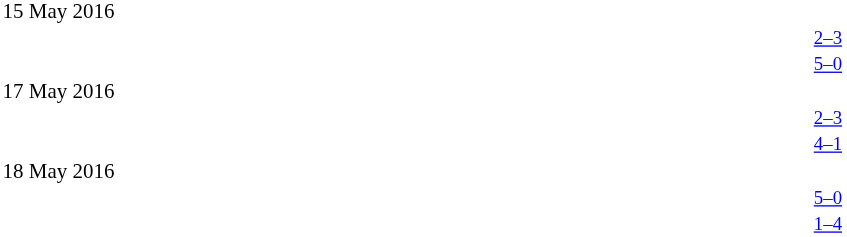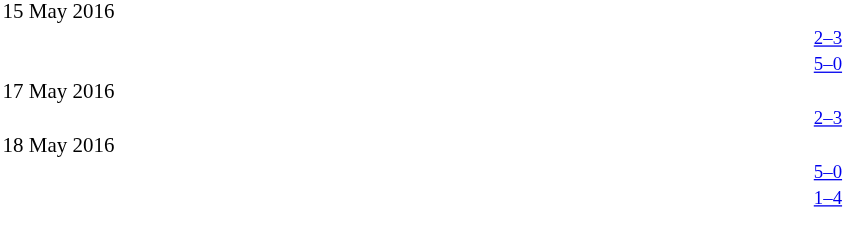- row: (345, 144)
